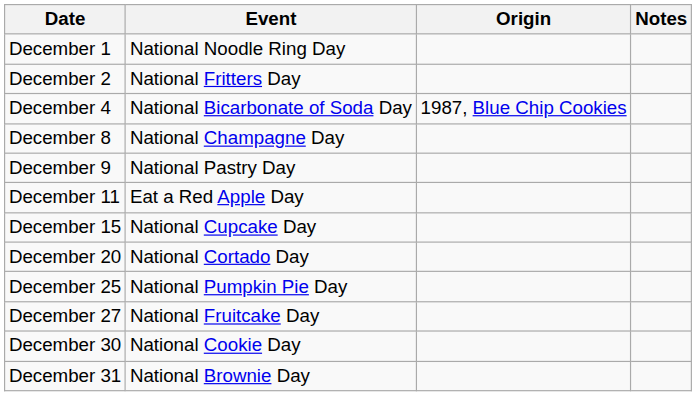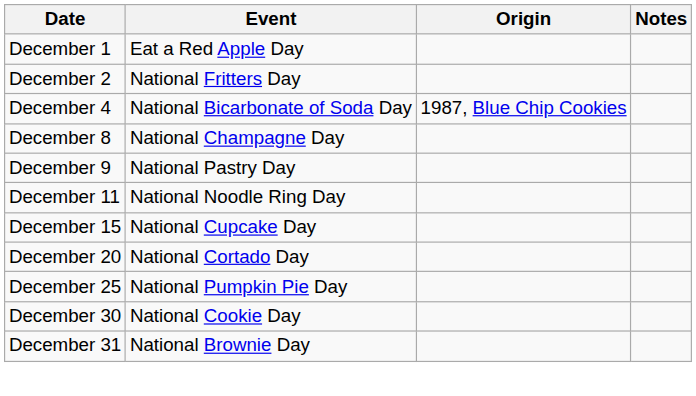(238, 49) National Noodle Ring Day -> (217, 49) Eat a Red Apple Day
(217, 197) Eat a Red Apple Day -> (238, 197) National Noodle Ring Day
- row: (65, 316)
